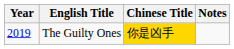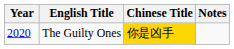(19, 32) 2019 -> (19, 32) 2020
